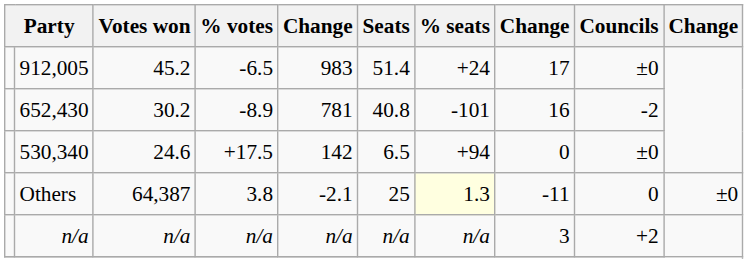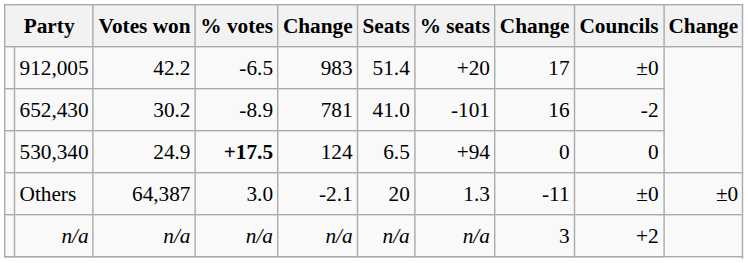(172, 68) 45.2 -> (172, 68) 42.2
(473, 68) +24 -> (473, 68) +20
(391, 110) 40.8 -> (391, 110) 41.0
(172, 152) 24.6 -> (172, 152) 24.9
(248, 152) normal -> (248, 152) bold
(337, 152) 142 -> (337, 152) 124
(647, 152) ±0 -> (653, 152) 0
(260, 194) 3.8 -> (260, 194) 3.0
(399, 194) 25 -> (399, 194) 20
(477, 194) lightyellow background -> (477, 194) no background
(653, 194) 0 -> (647, 194) ±0
